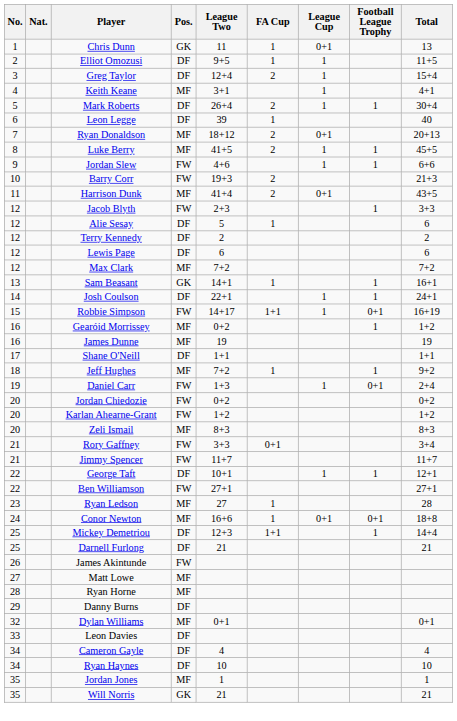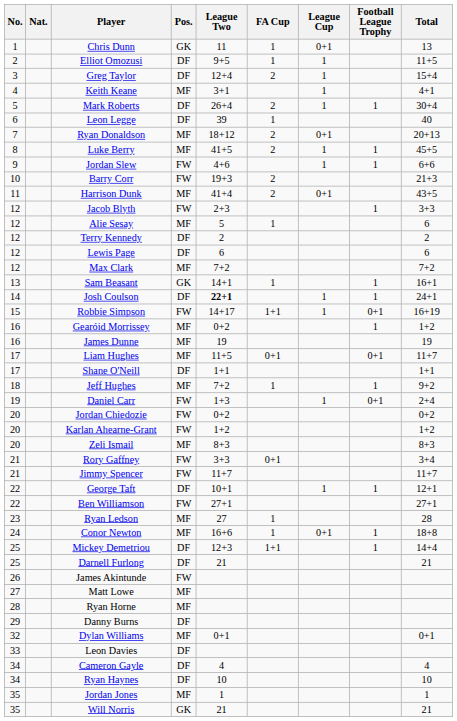(184, 224) DF -> (184, 224) MF
(222, 297) normal -> (222, 297) bold
+ row: (111, 356)
(375, 518) 0+1 -> (375, 533) 1
